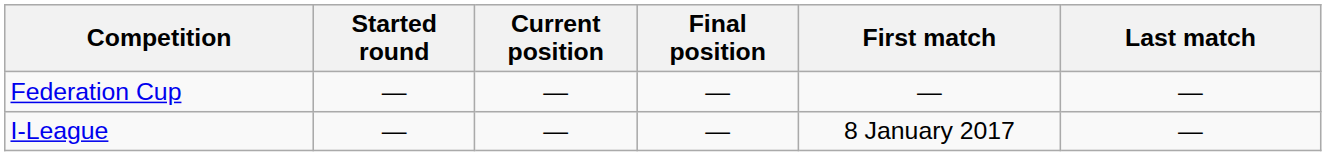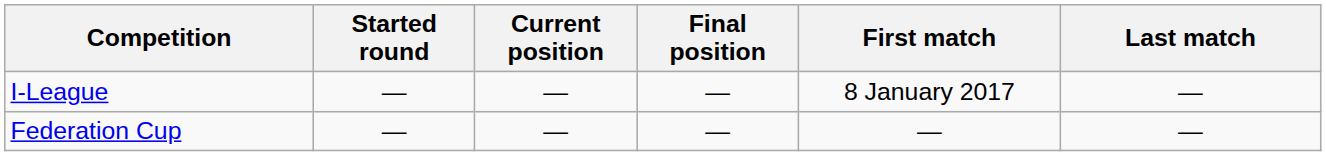rows swapped: (59, 130) <-> (96, 91)
